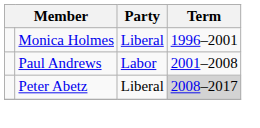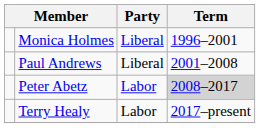(139, 63) Labor -> (142, 63) Liberal
(142, 87) Liberal -> (139, 87) Labor
+ row: (54, 110)
